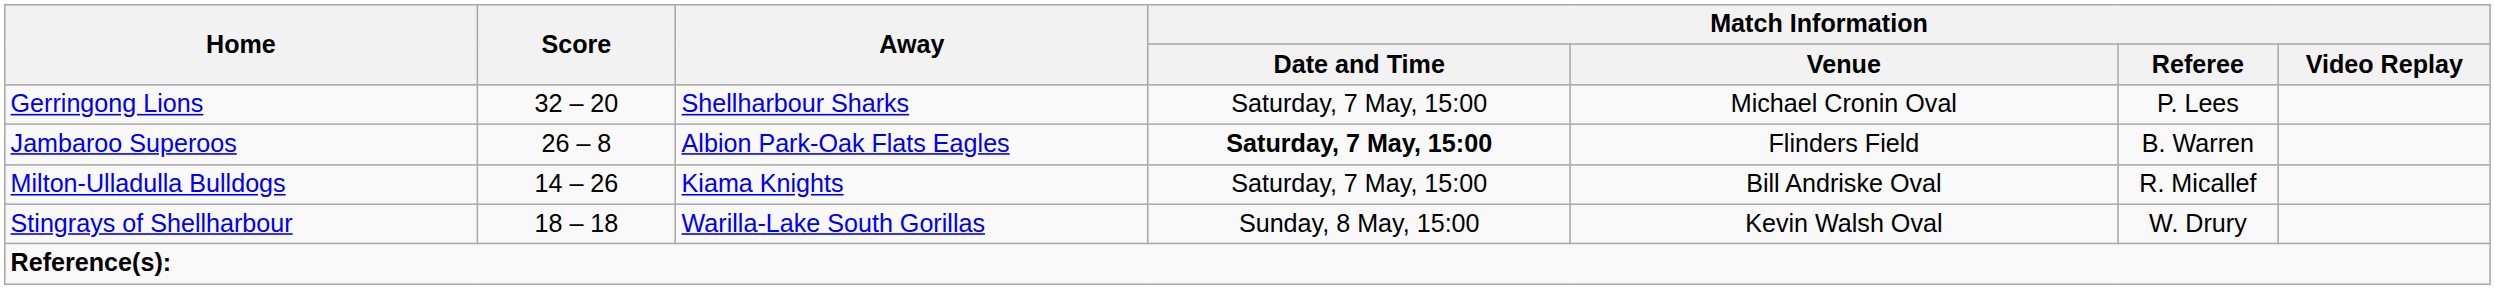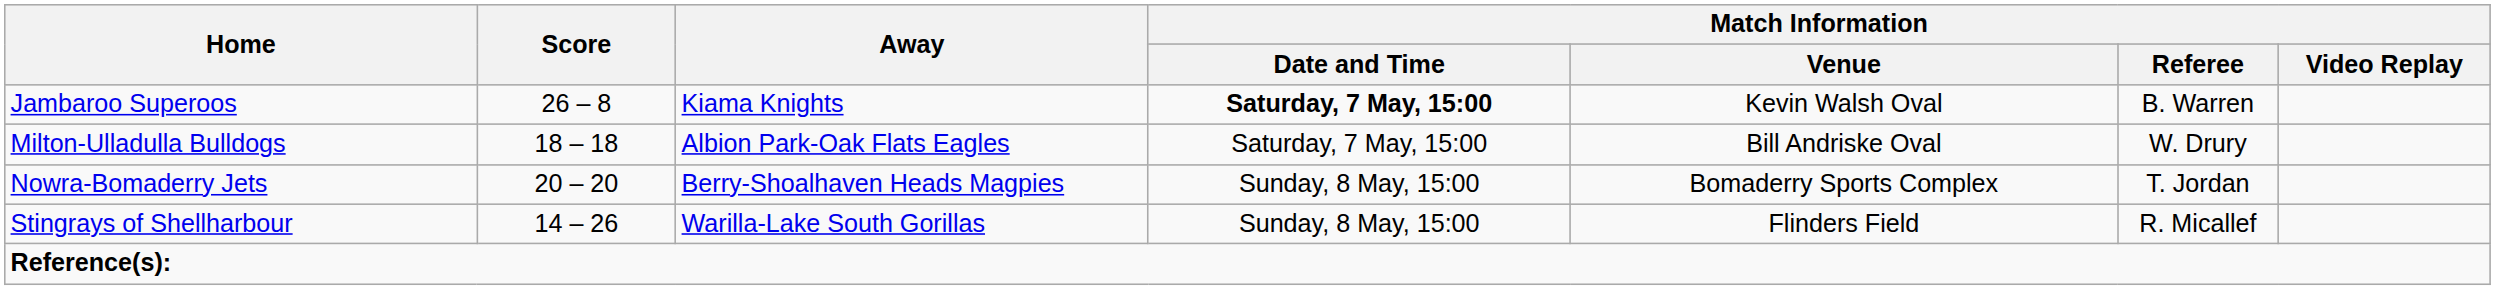- row: (107, 104)
(846, 143) Albion Park-Oak Flats Eagles -> (763, 104) Kiama Knights
(1844, 143) Flinders Field -> (1844, 104) Kevin Walsh Oval
(576, 183) 14 – 26 -> (576, 143) 18 – 18
(763, 183) Kiama Knights -> (846, 143) Albion Park-Oak Flats Eagles
(2198, 183) R. Micallef -> (2198, 143) W. Drury
+ row: (139, 183)
(576, 223) 18 – 18 -> (576, 223) 14 – 26
(1844, 223) Kevin Walsh Oval -> (1844, 223) Flinders Field
(2198, 223) W. Drury -> (2198, 223) R. Micallef
